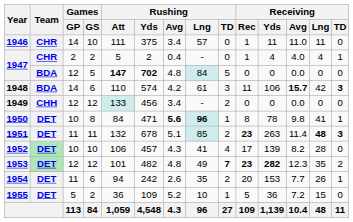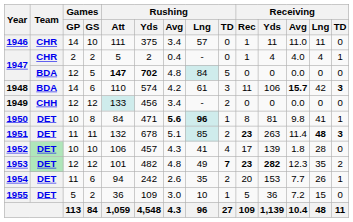(272, 118) 78 -> (272, 118) 81
(298, 149) 8.2 -> (298, 149) 1.8
(174, 194) 5.2 -> (174, 194) 3.0
